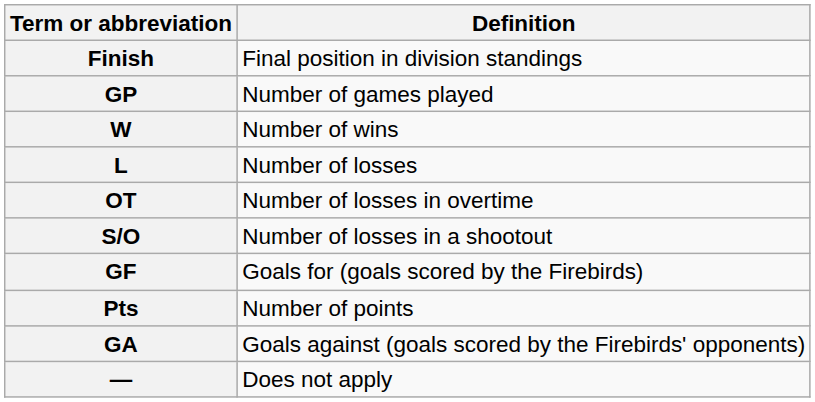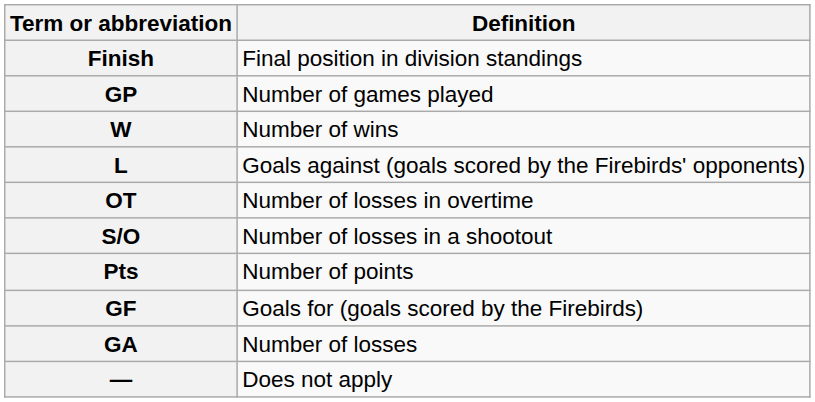(330, 165) Number of losses -> (524, 165) Goals against (goals scored by the Firebirds' opponents)
rows swapped: (121, 308) <-> (121, 272)
(524, 343) Goals against (goals scored by the Firebirds' opponents) -> (330, 343) Number of losses
